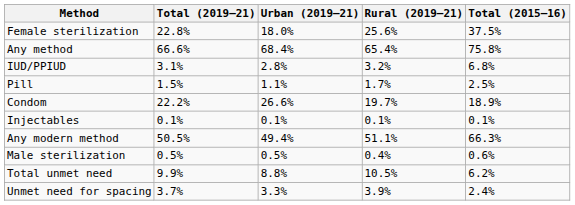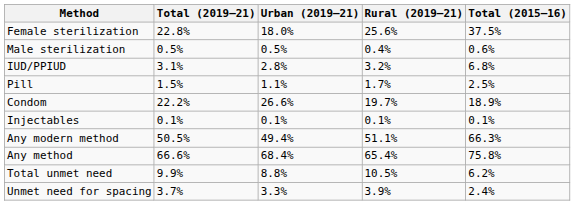rows swapped: (66, 156) <-> (40, 49)
